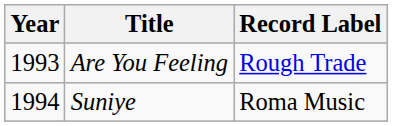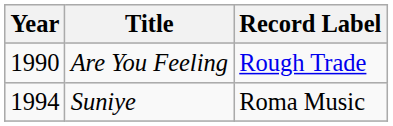(35, 62) 1993 -> (35, 62) 1990
